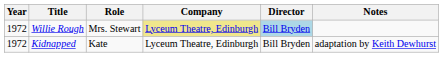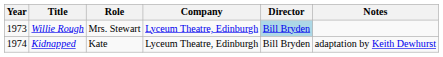(17, 28) 1972 -> (17, 28) 1973
(202, 28) khaki background -> (202, 28) no background
(17, 44) 1972 -> (17, 44) 1974
